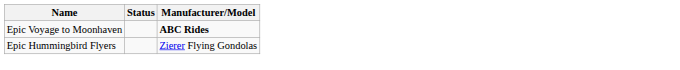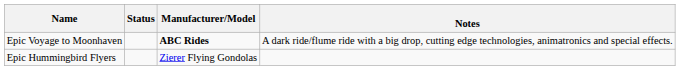+ column: (467, 24)
